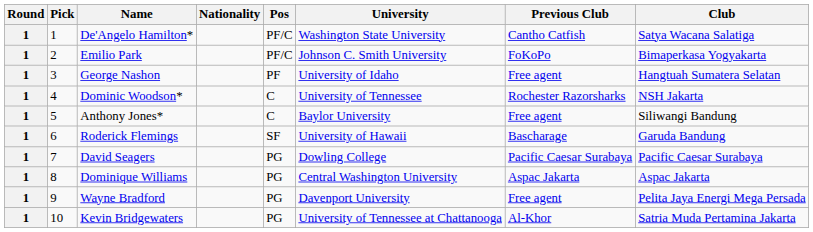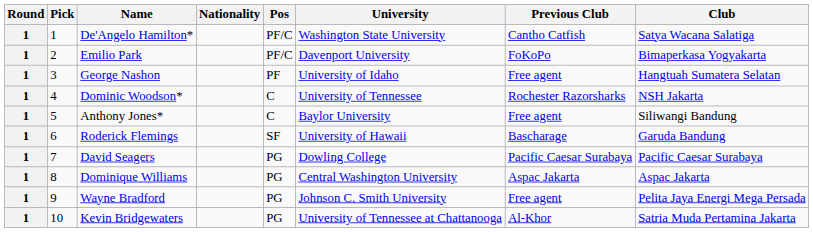(372, 55) Johnson C. Smith University -> (354, 55) Davenport University
(354, 197) Davenport University -> (372, 197) Johnson C. Smith University
